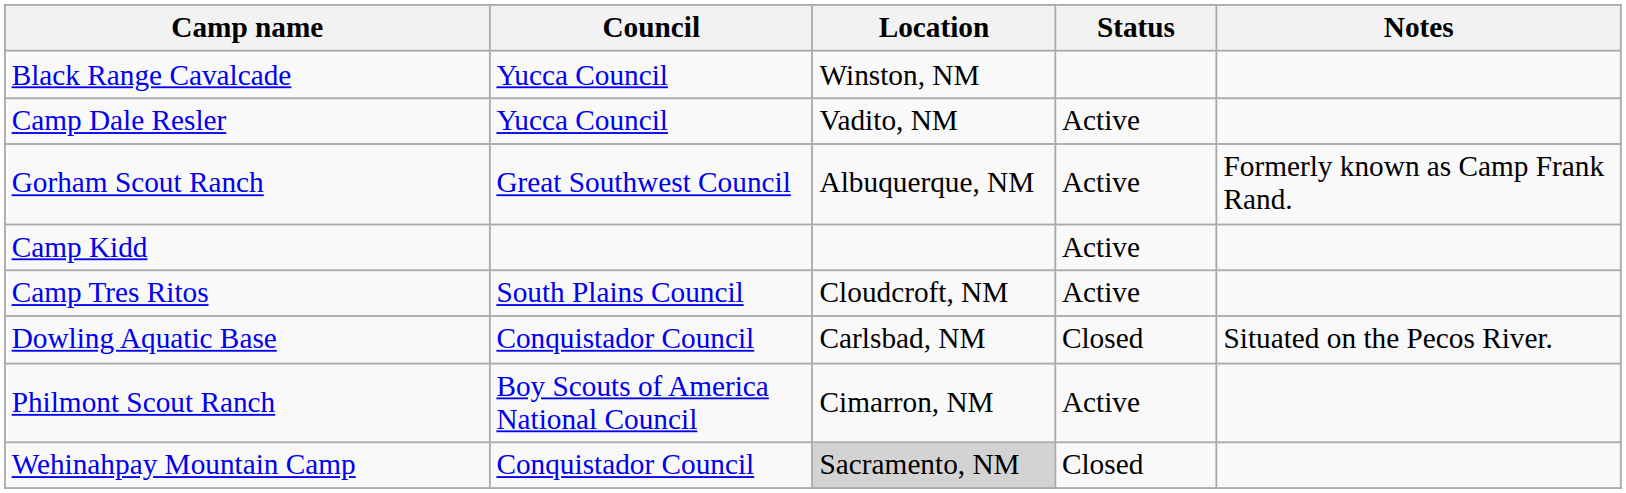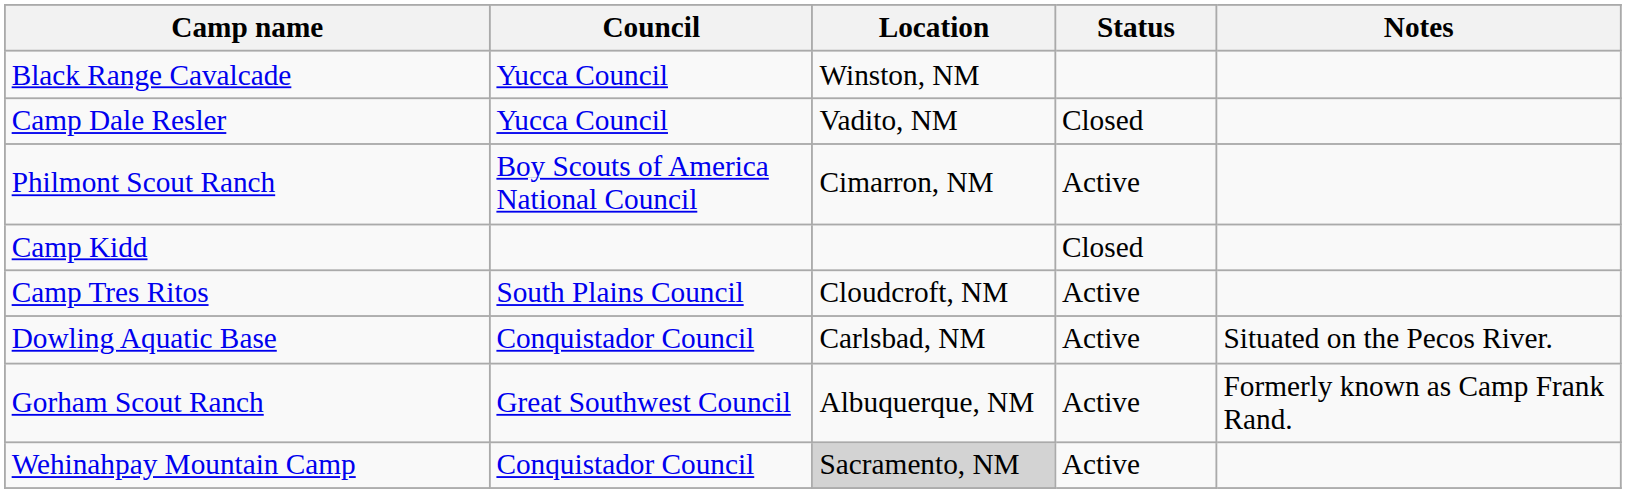(1101, 120) Active -> (1103, 120) Closed
rows swapped: (138, 183) <-> (143, 402)
(1101, 246) Active -> (1103, 246) Closed
(1103, 339) Closed -> (1101, 339) Active
(1103, 465) Closed -> (1101, 465) Active
